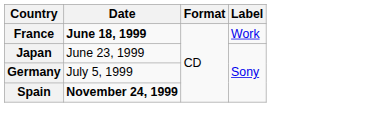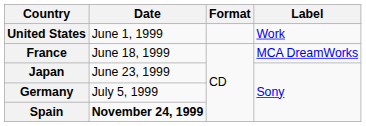+ row: (47, 33)
(106, 33) bold -> (131, 53) normal
(245, 33) Work -> (307, 53) MCA DreamWorks
